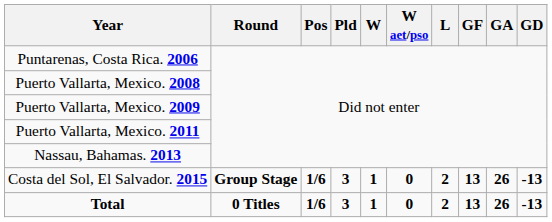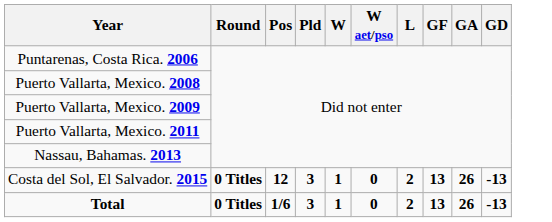(256, 180) Group Stage -> (238, 180) 0 Titles
(316, 180) 1/6 -> (281, 180) 12
